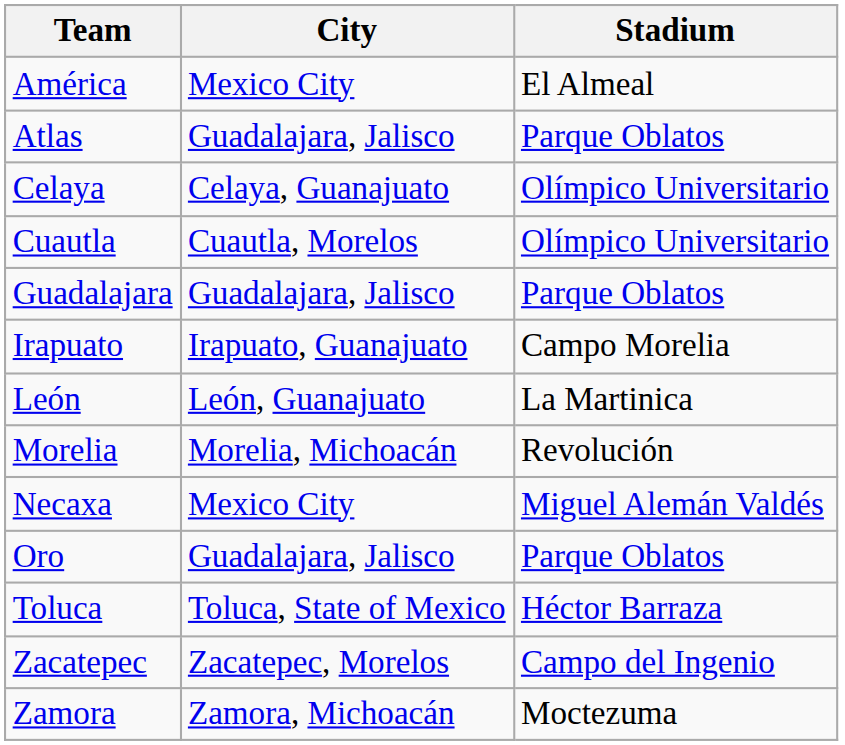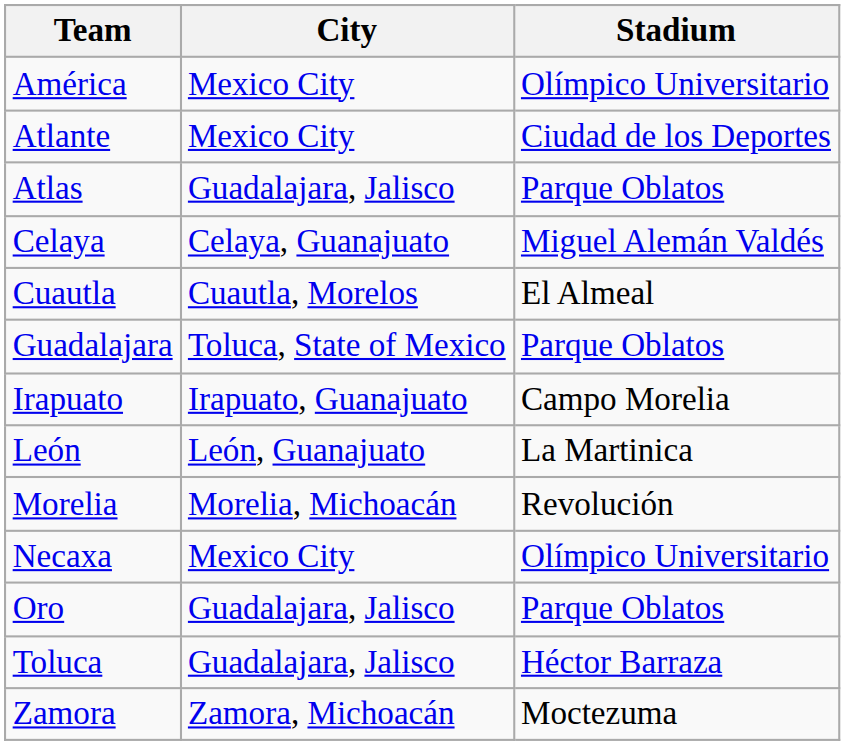(588, 83) El Almeal -> (675, 83) Olímpico Universitario
+ row: (61, 135)
(675, 188) Olímpico Universitario -> (672, 240) Miguel Alemán Valdés
(675, 240) Olímpico Universitario -> (588, 293) El Almeal
(321, 293) Guadalajara, Jalisco -> (347, 345) Toluca, State of Mexico
(672, 503) Miguel Alemán Valdés -> (675, 556) Olímpico Universitario
(347, 608) Toluca, State of Mexico -> (321, 661) Guadalajara, Jalisco
- row: (80, 661)
